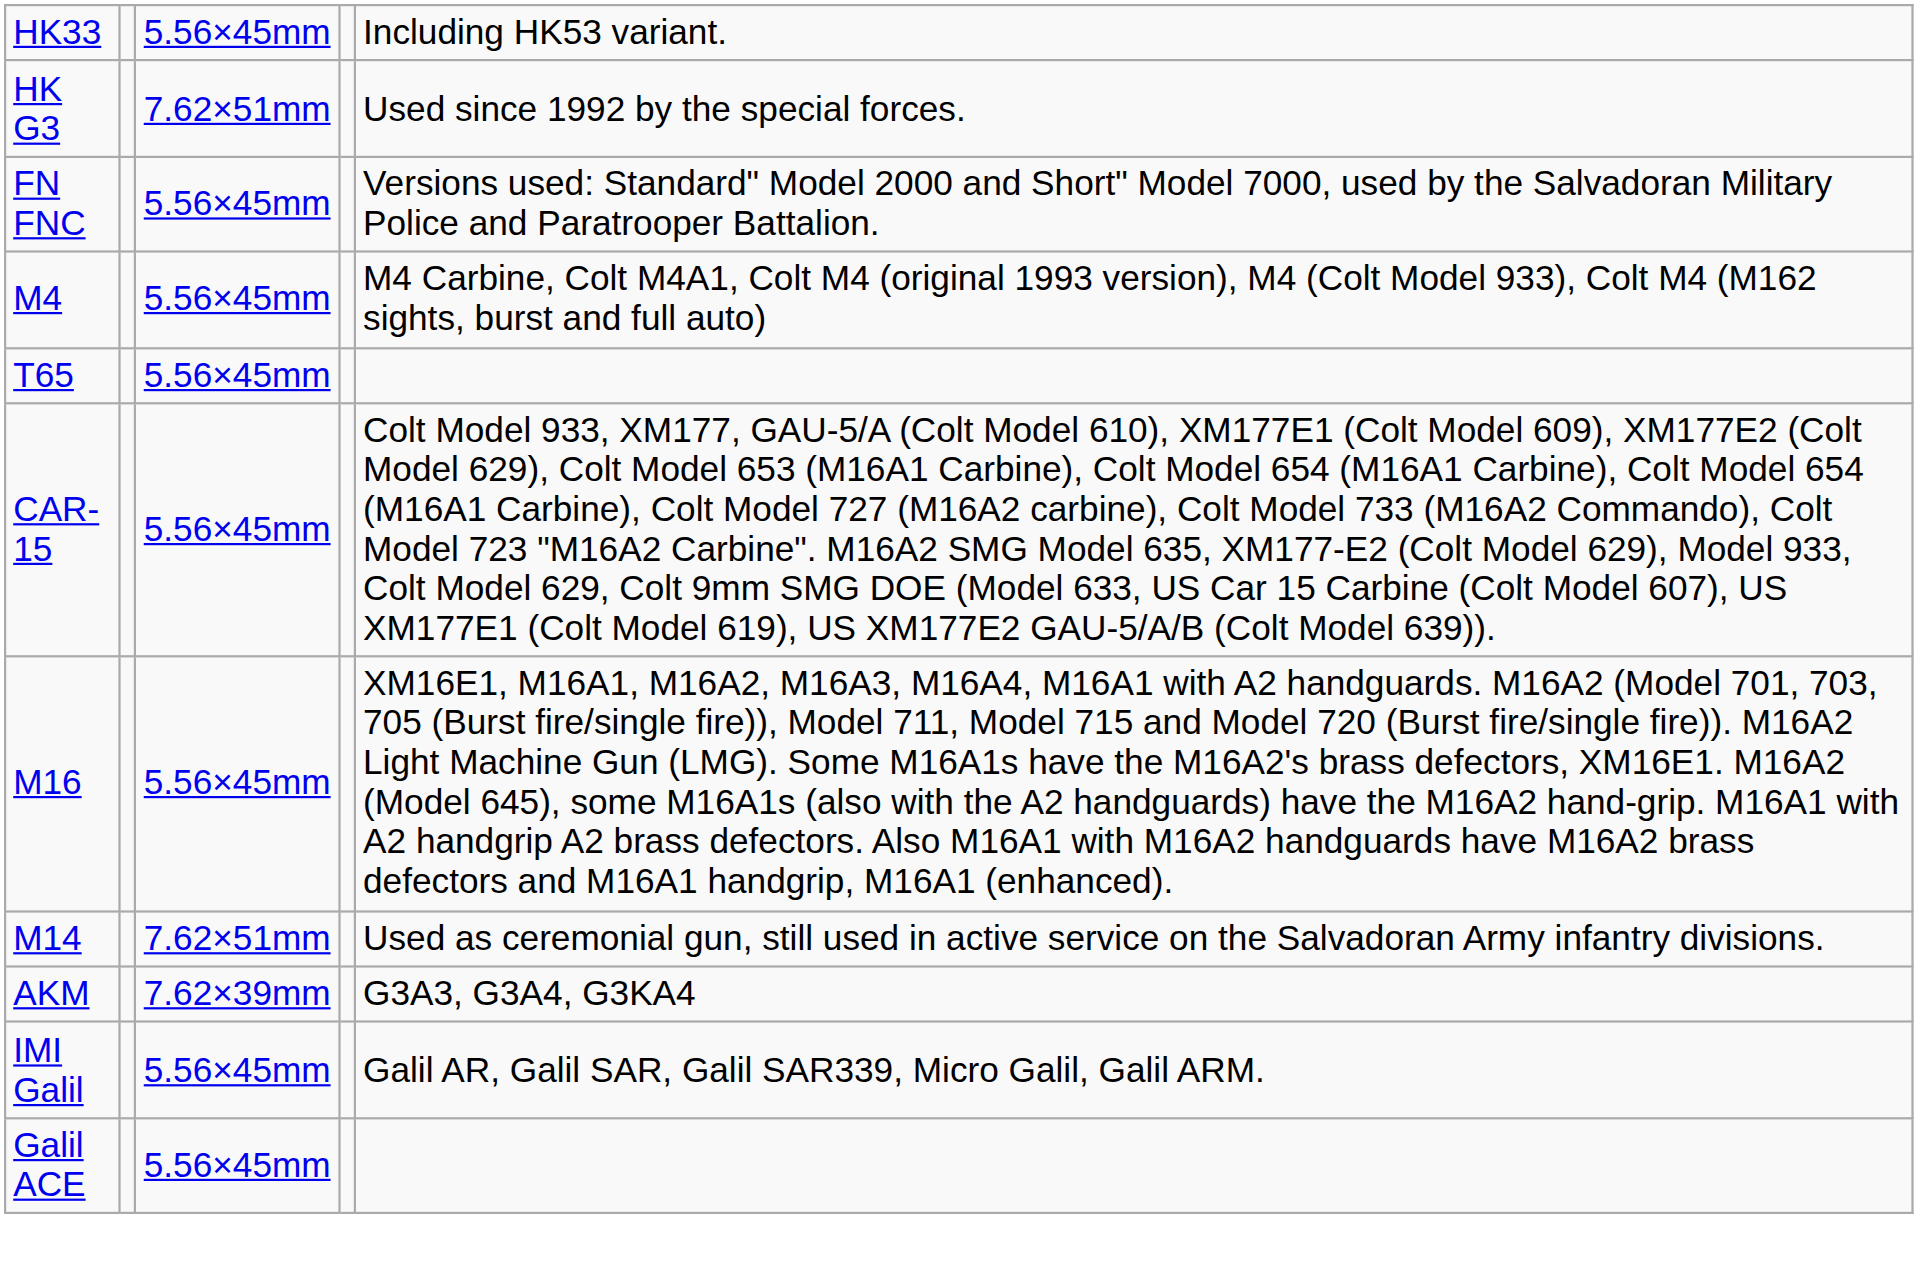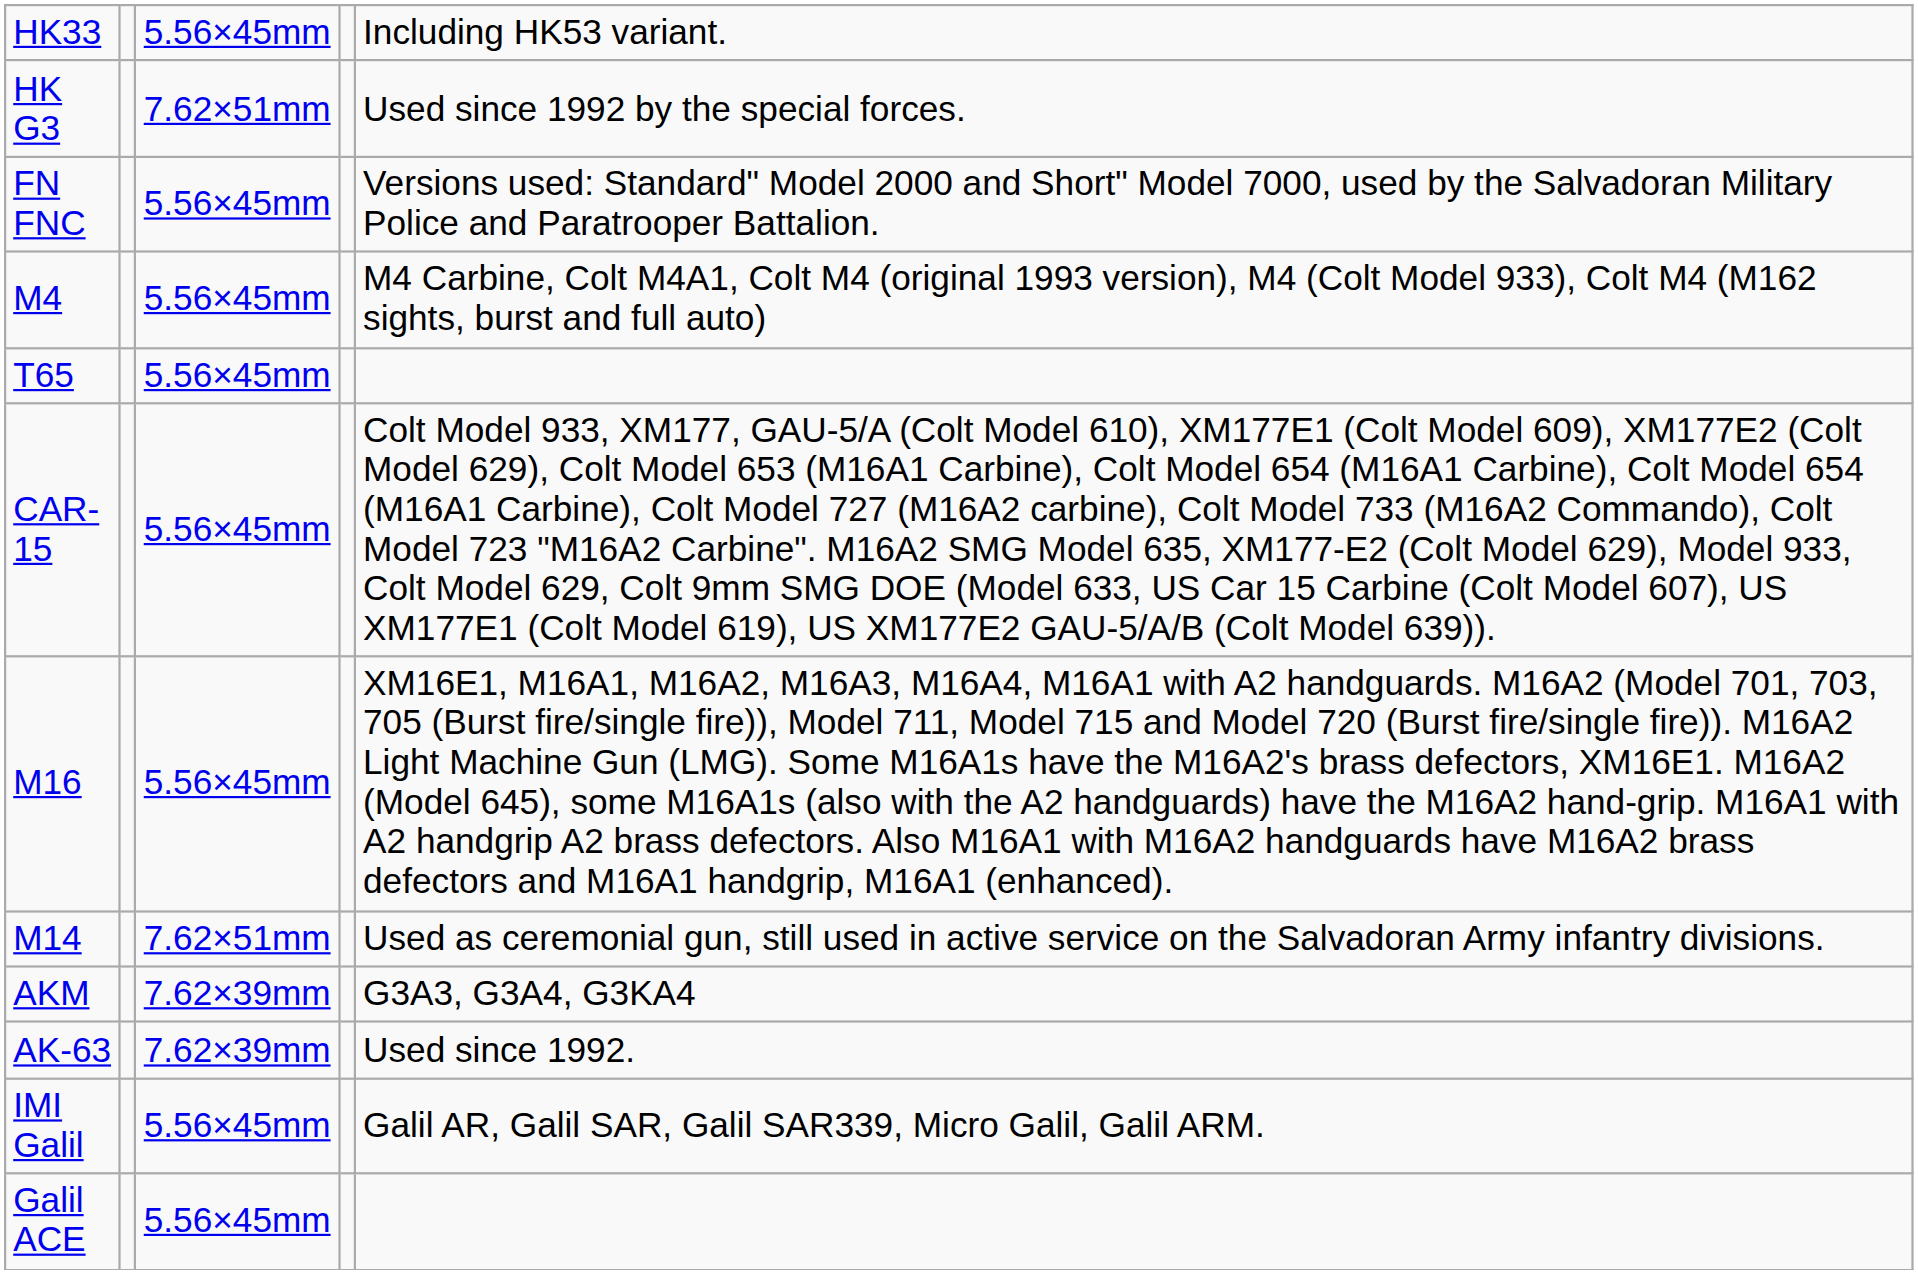+ row: (62, 1049)
